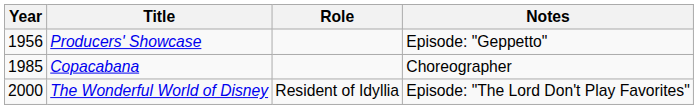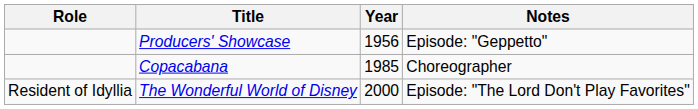columns swapped: (26, 16) <-> (337, 16)
